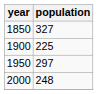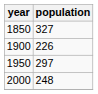(45, 47) 225 -> (45, 47) 226
